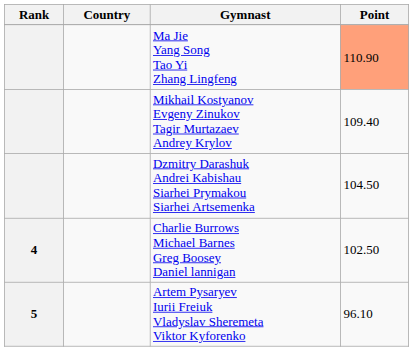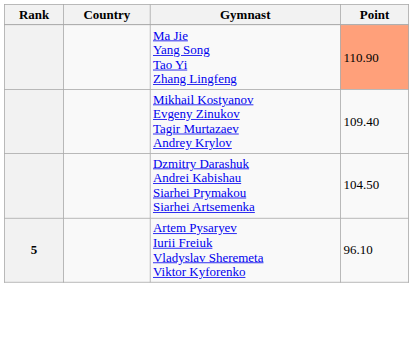- row: (196, 250)
